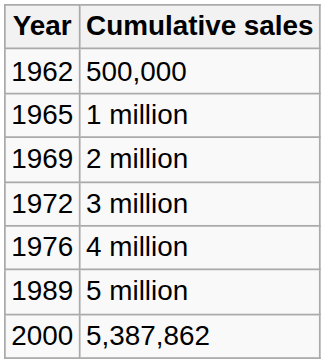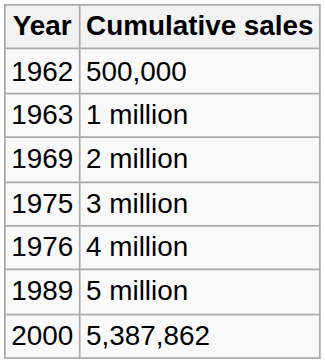(42, 114) 1965 -> (42, 114) 1963
(42, 203) 1972 -> (42, 203) 1975
